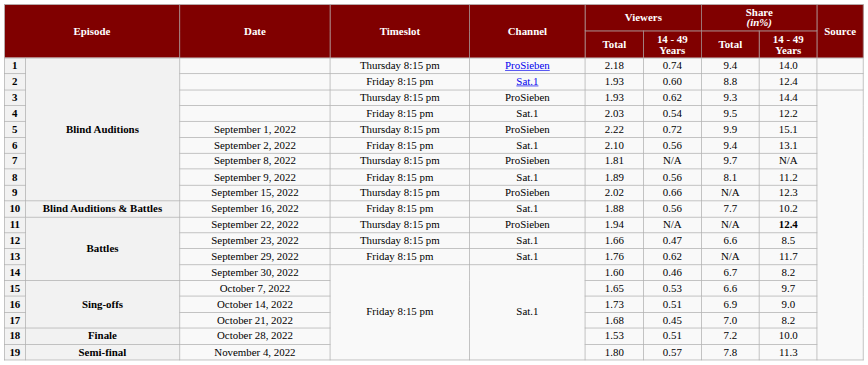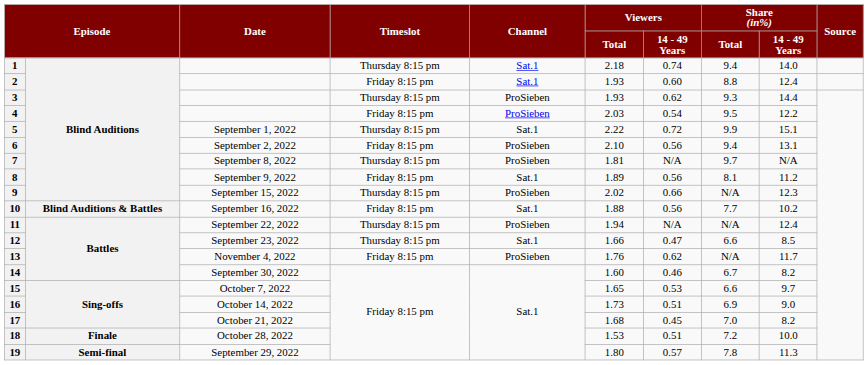(527, 65) ProSieben -> (527, 65) Sat.1
(527, 113) Sat.1 -> (527, 113) ProSieben
(527, 129) ProSieben -> (527, 129) Sat.1
(527, 145) Sat.1 -> (527, 145) ProSieben
(788, 224) bold -> (788, 224) normal
(255, 256) September 29, 2022 -> (255, 256) November 4, 2022
(527, 256) Sat.1 -> (527, 256) ProSieben
(255, 352) November 4, 2022 -> (255, 352) September 29, 2022
